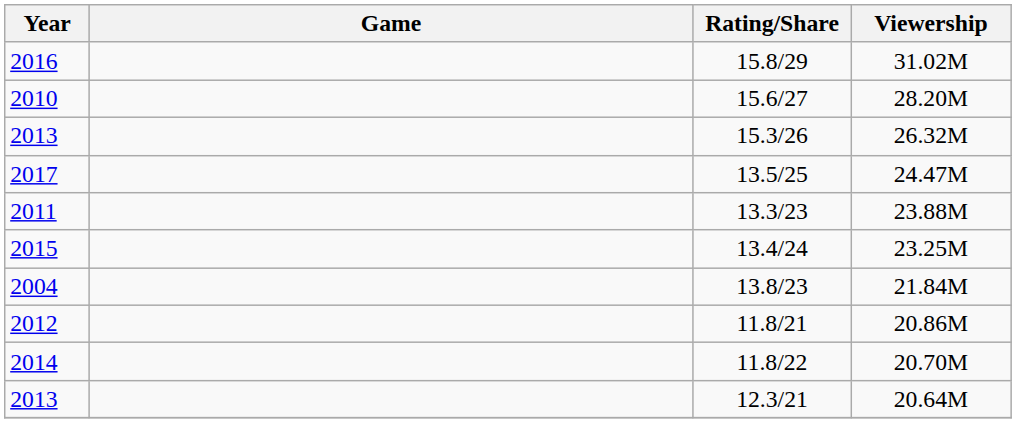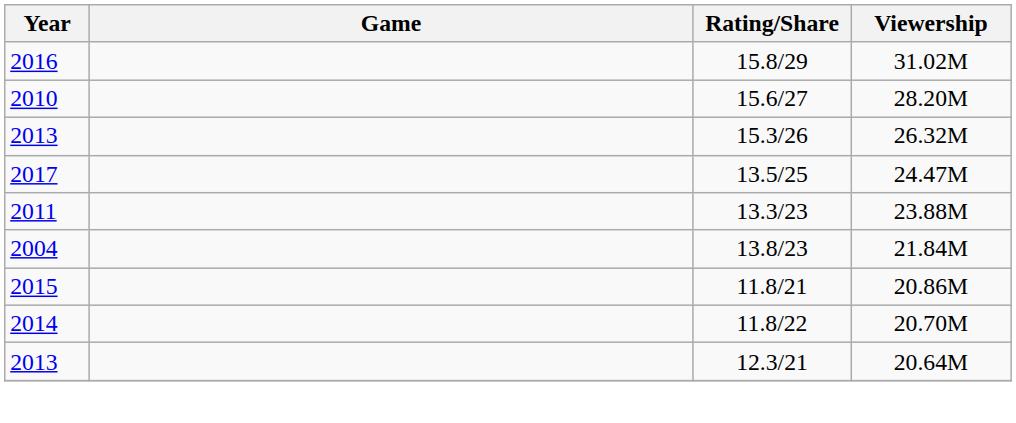- row: (772, 248)
(34, 323) 2012 -> (34, 286) 2015
